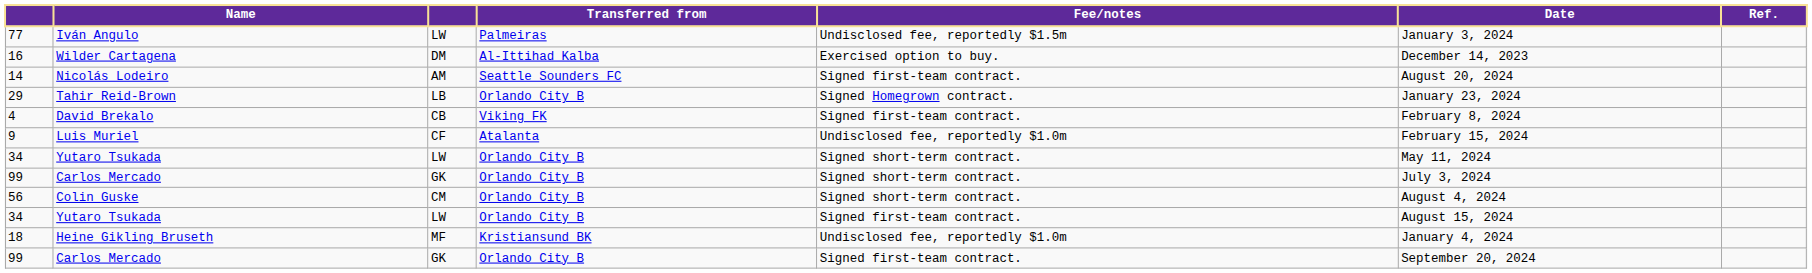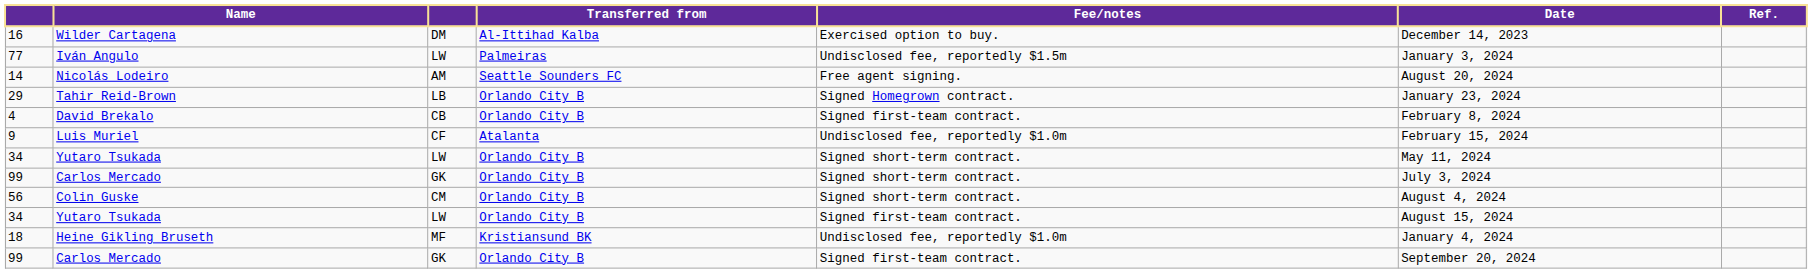rows swapped: (15, 57) <-> (15, 37)
(921, 77) Signed first-team contract. -> (891, 77) Free agent signing.
(513, 118) Viking FK -> (532, 118) Orlando City B
